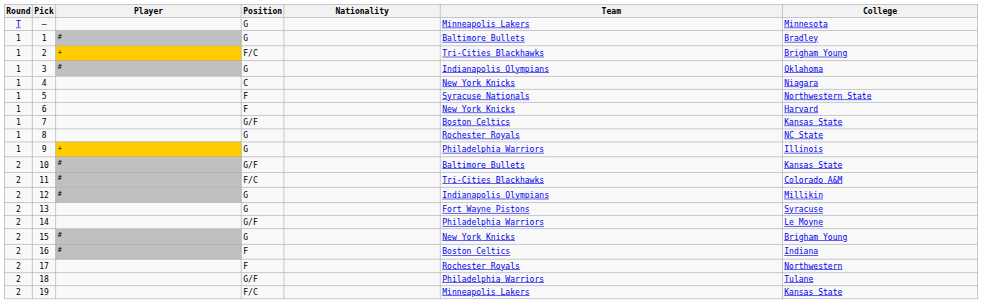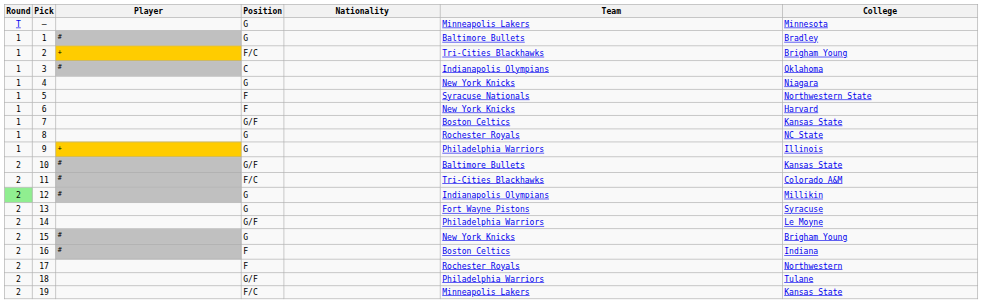(246, 69) G -> (246, 69) C
(246, 83) C -> (246, 83) G
(18, 195) no background -> (18, 195) lightgreen background
